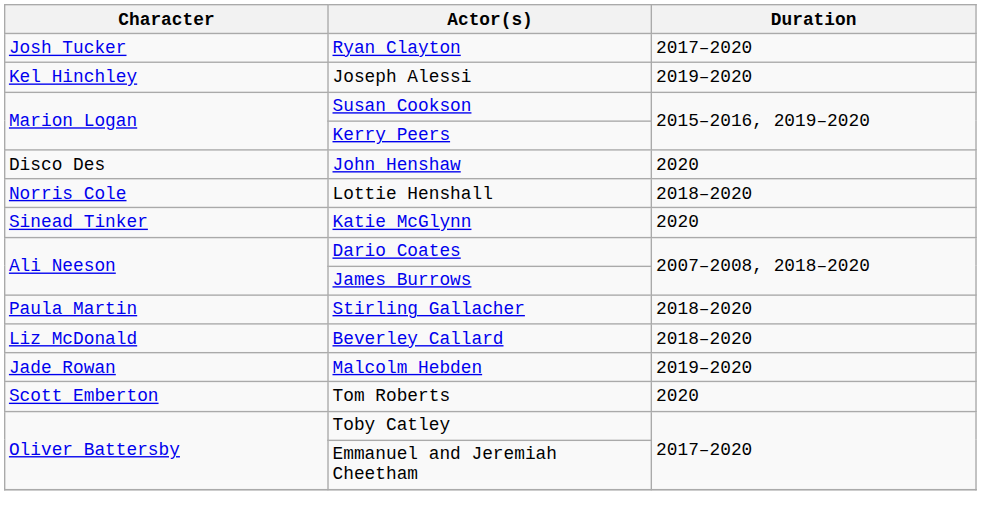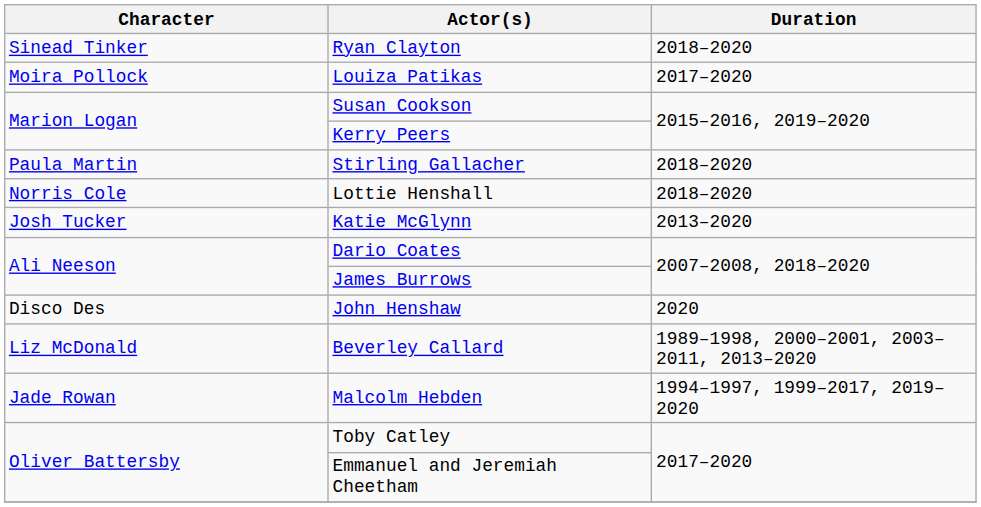(68, 48) Josh Tucker -> (78, 48) Sinead Tinker
(704, 48) 2017–2020 -> (704, 48) 2018–2020
+ row: (407, 77)
- row: (402, 77)
rows swapped: (397, 164) <-> (429, 309)
(78, 222) Sinead Tinker -> (68, 222) Josh Tucker
(677, 222) 2020 -> (704, 222) 2013–2020
(704, 338) 2018–2020 -> (800, 349) 1989–1998, 2000–2001, 2003–2011, 2013–2020
(704, 368) 2019–2020 -> (800, 398) 1994–1997, 1999–2017, 2019–2020
- row: (391, 397)
